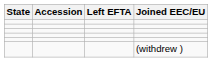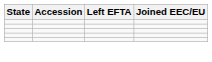- row: (18, 49)
